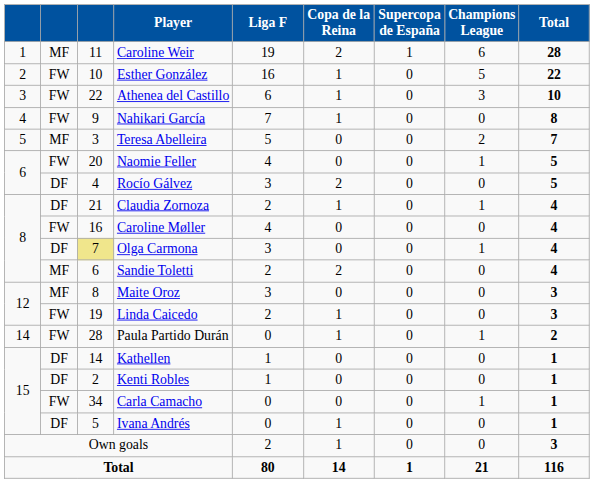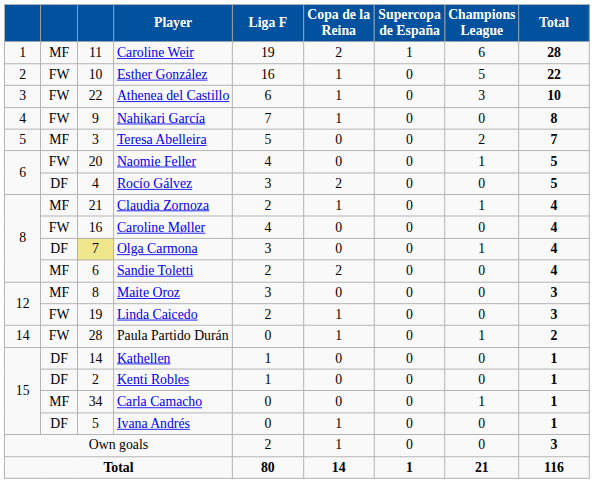(59, 205) DF -> (59, 205) MF
(59, 401) FW -> (59, 401) MF
